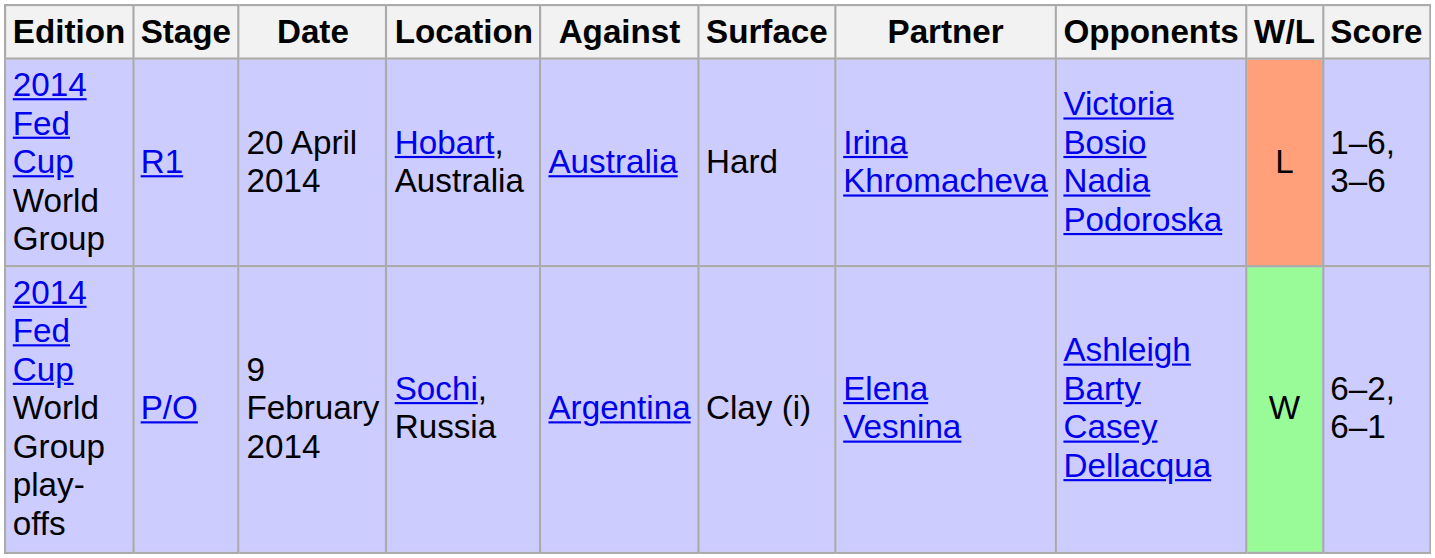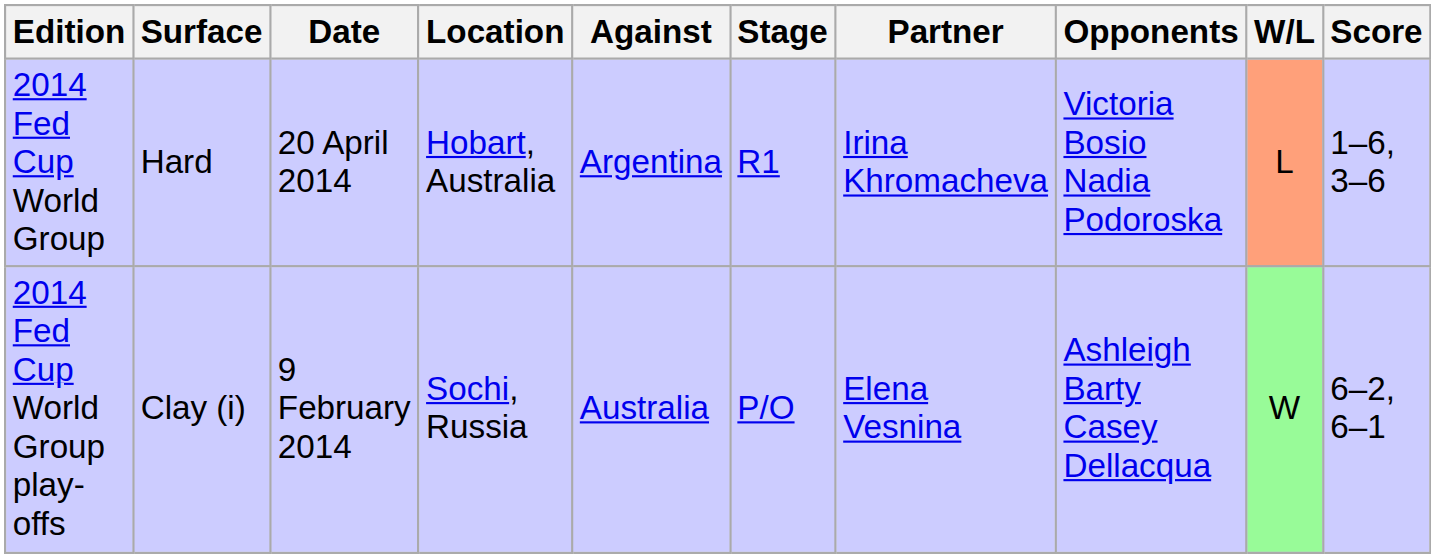columns swapped: (186, 30) <-> (767, 30)
(613, 161) Australia -> (651, 161) Argentina
(620, 408) Argentina -> (644, 408) Australia
